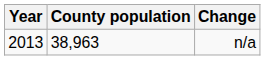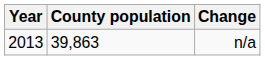(75, 42) 38,963 -> (75, 42) 39,863
